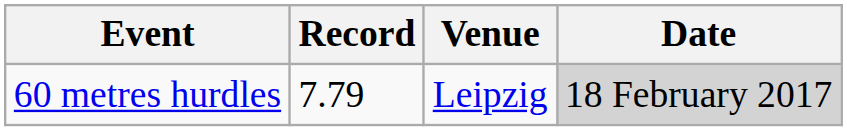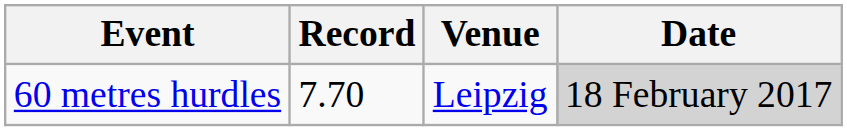(331, 93) 7.79 -> (331, 93) 7.70
